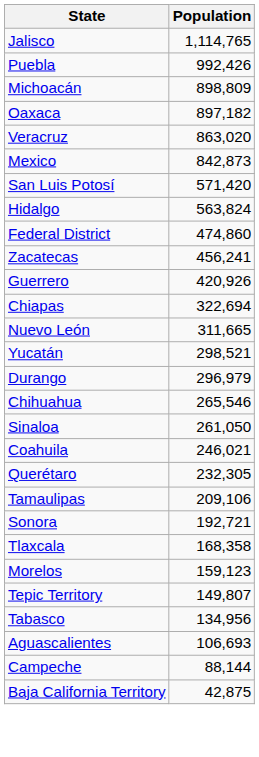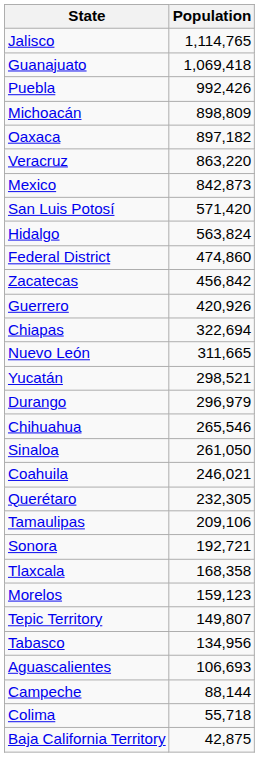+ row: (47, 64)
(224, 137) 863,020 -> (224, 161) 863,220
(224, 257) 456,241 -> (224, 281) 456,842
+ row: (32, 715)
